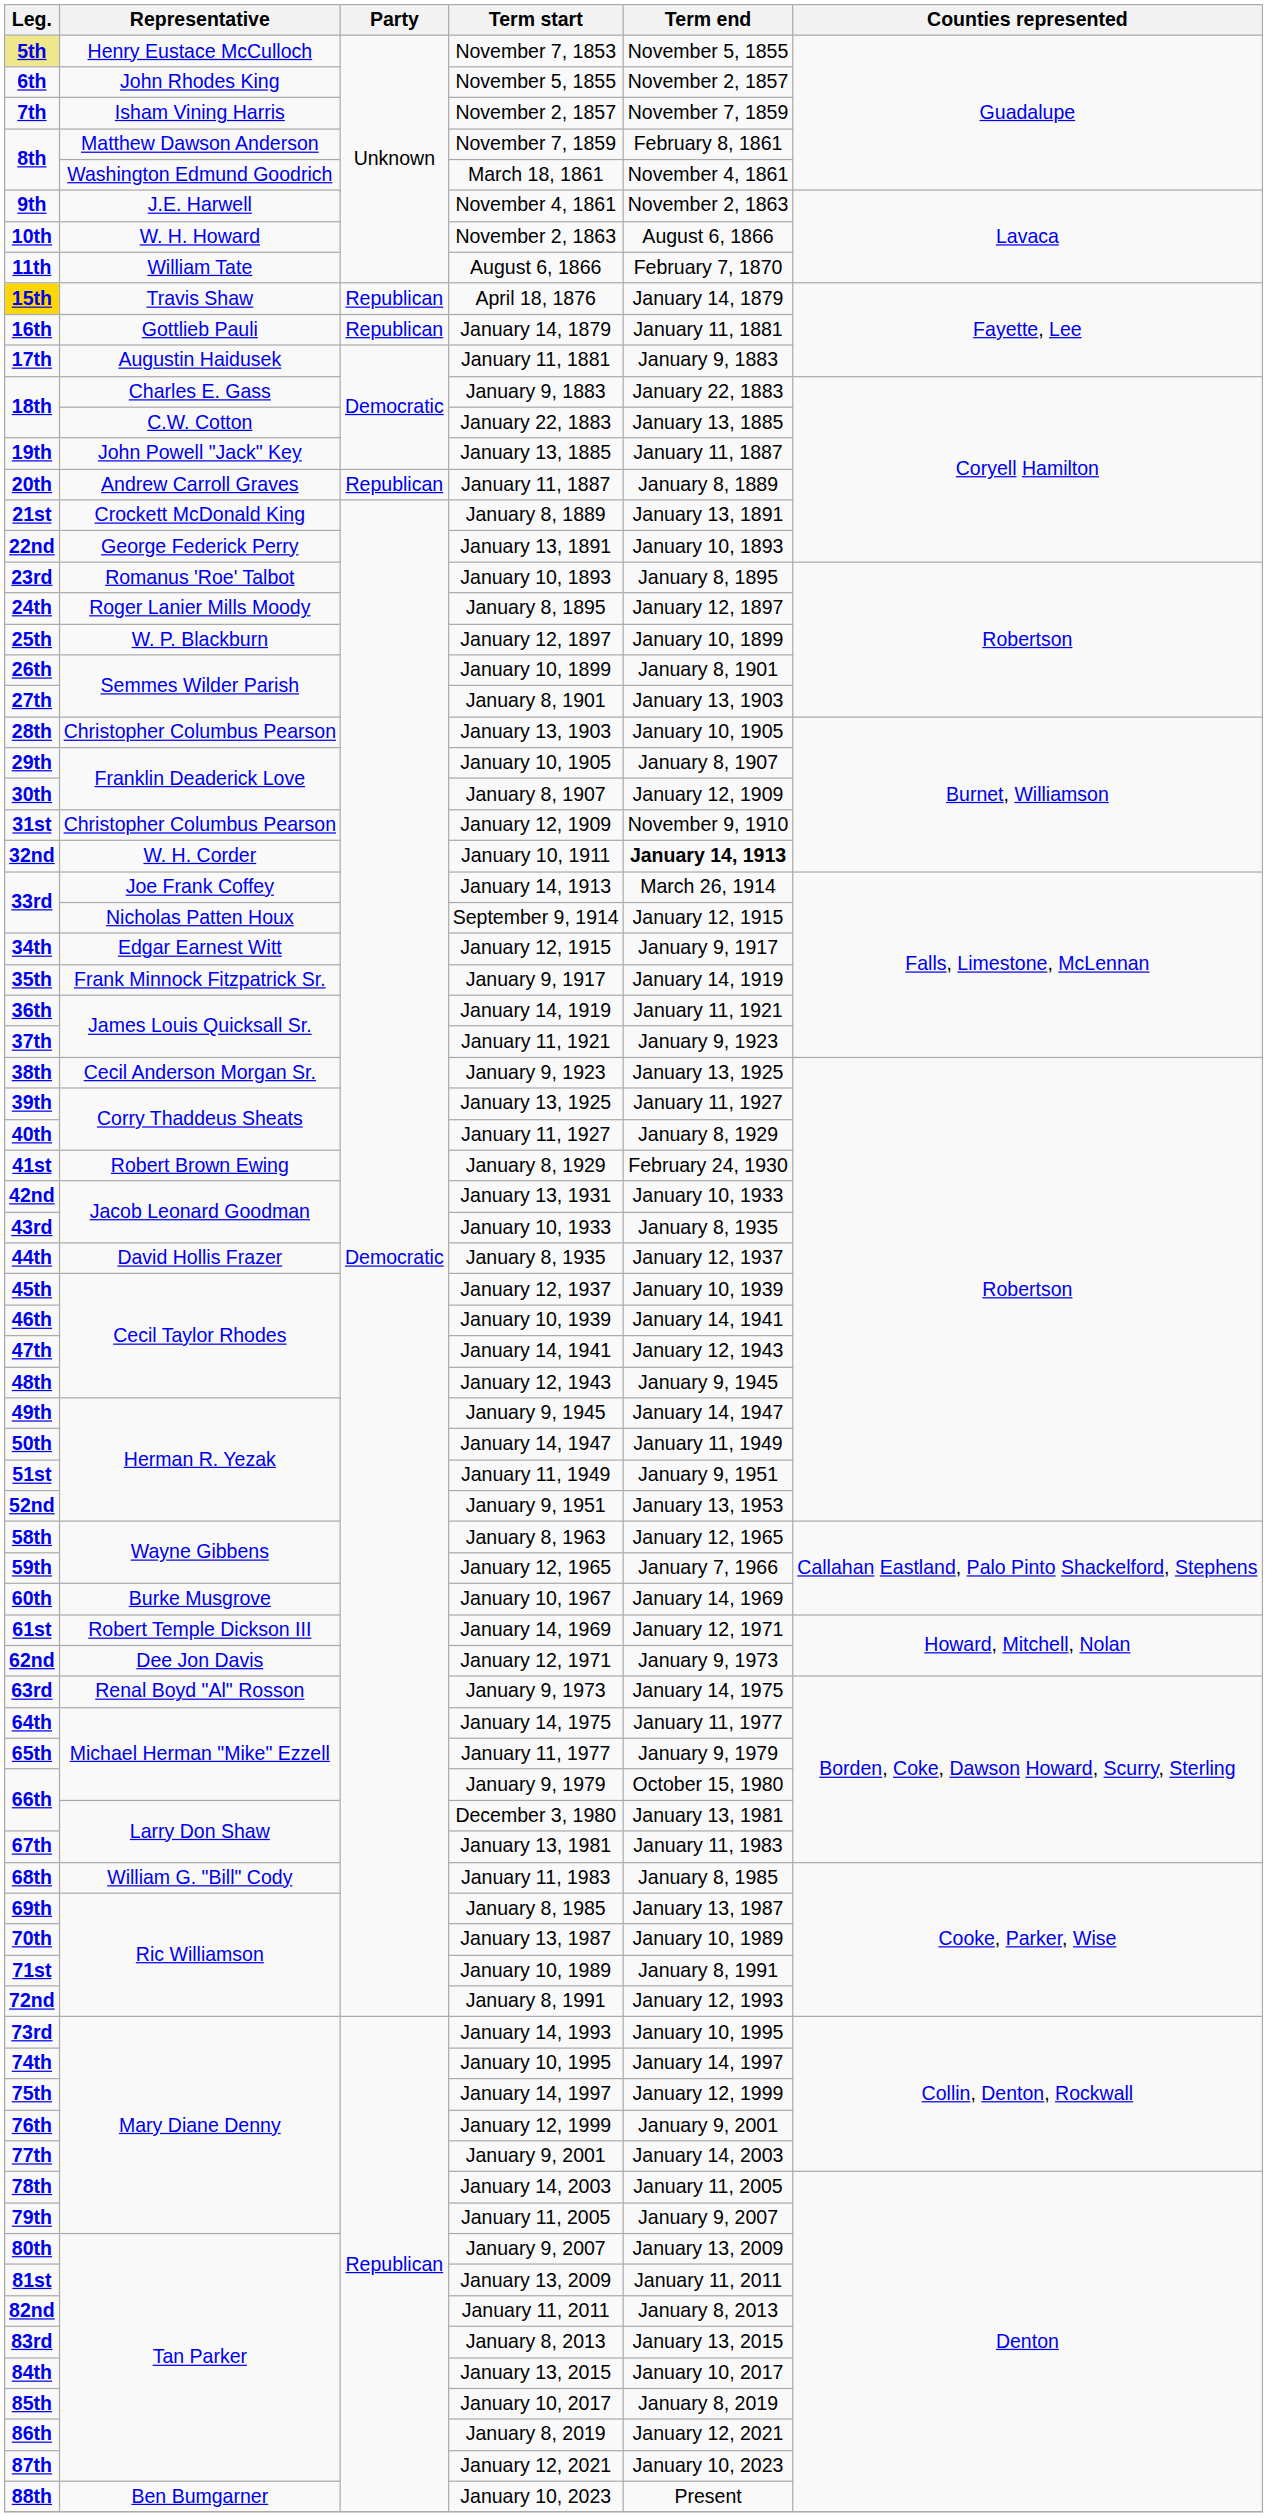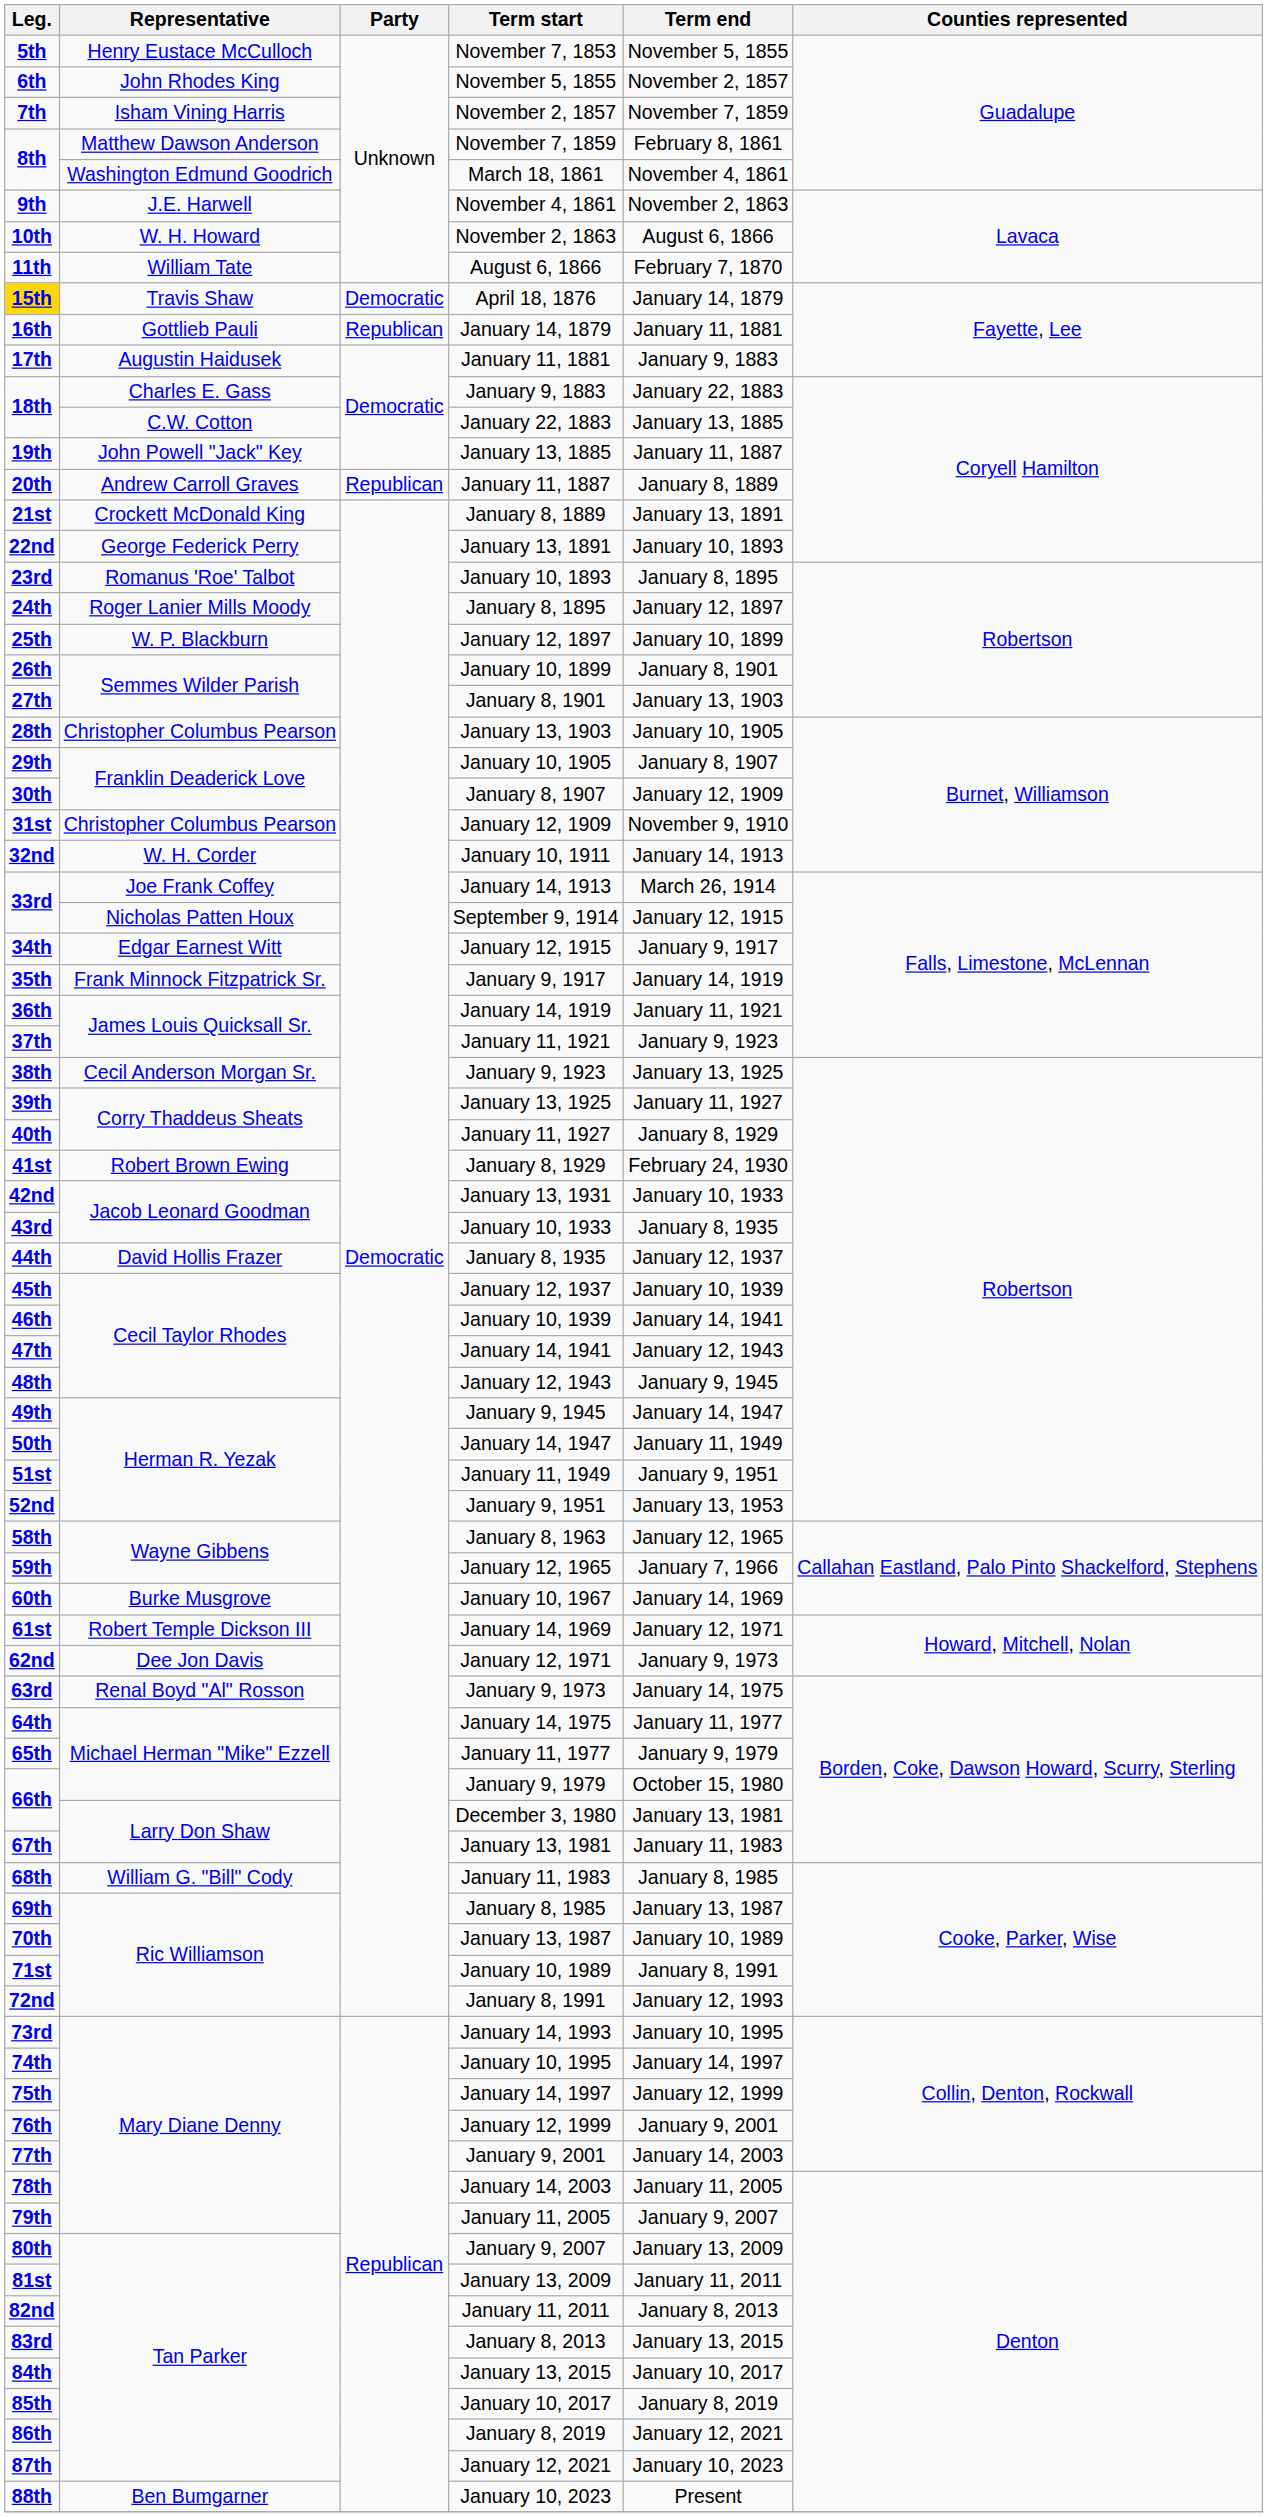(32, 50) khaki background -> (32, 50) no background
(394, 298) Republican -> (394, 298) Democratic
(708, 855) bold -> (708, 855) normal
